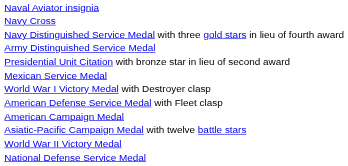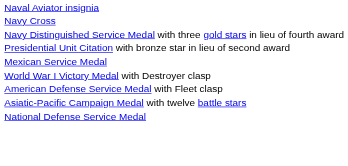- row: (80, 48)
- row: (64, 116)
- row: (63, 144)
